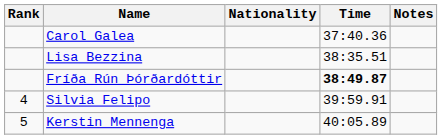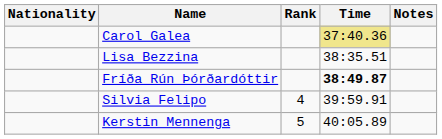columns swapped: (24, 16) <-> (273, 16)
(355, 37) no background -> (355, 37) khaki background
